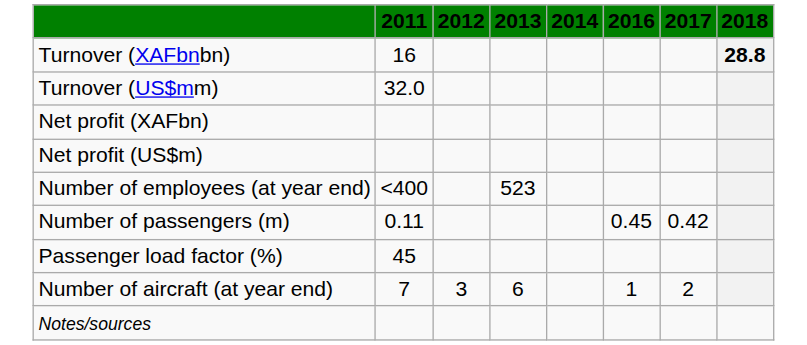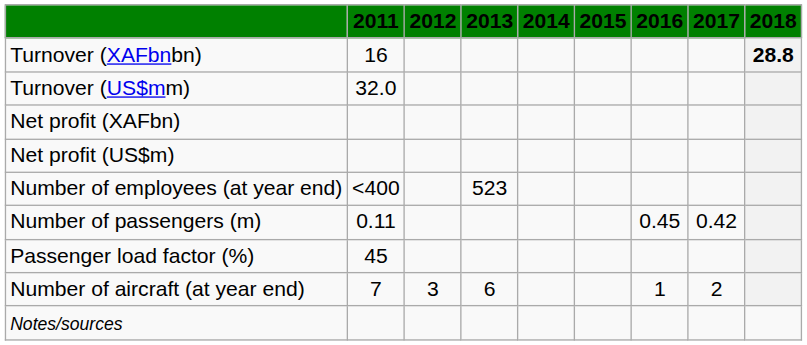+ column: (603, 21)
